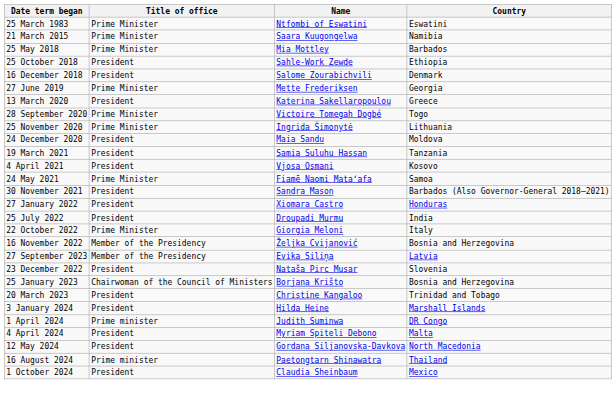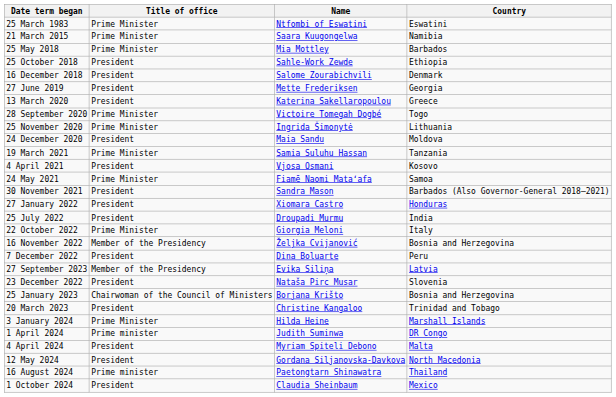(125, 88) Prime Minister -> (113, 88) President
(113, 153) President -> (125, 153) Prime Minister
+ row: (42, 256)
(113, 308) President -> (125, 321) Prime Minister
